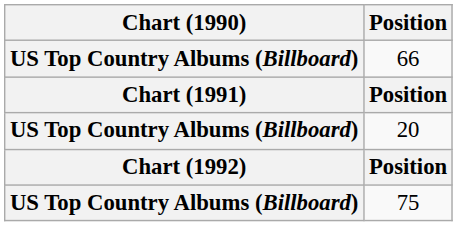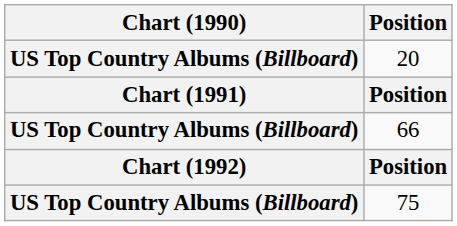rows swapped: (408, 58) <-> (408, 130)
